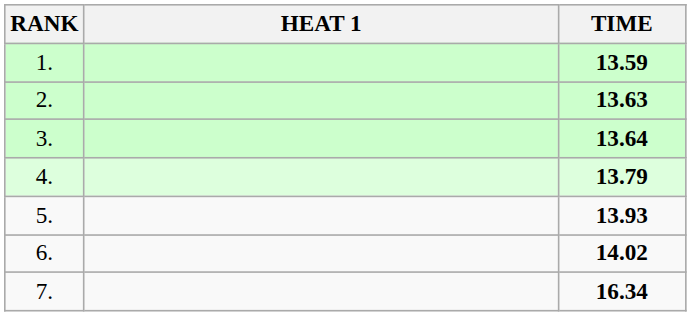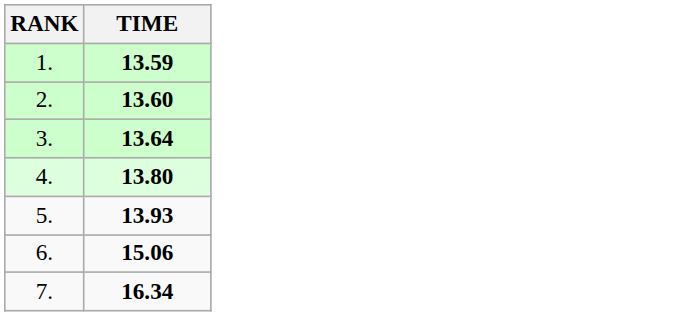- column: (321, 24)
(622, 100) 13.63 -> (147, 100) 13.60
(622, 176) 13.79 -> (147, 176) 13.80
(622, 253) 14.02 -> (147, 253) 15.06
